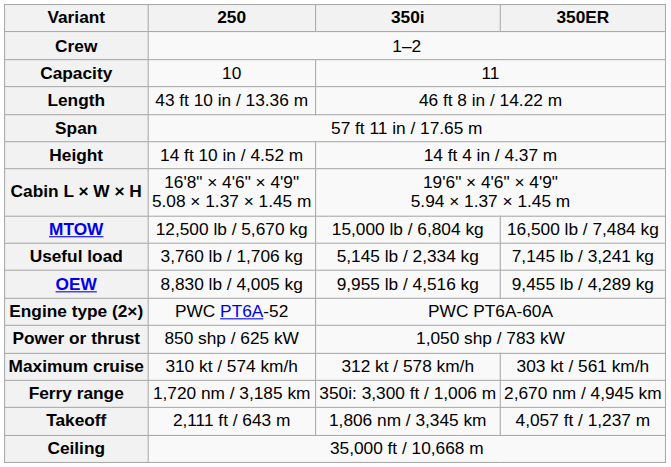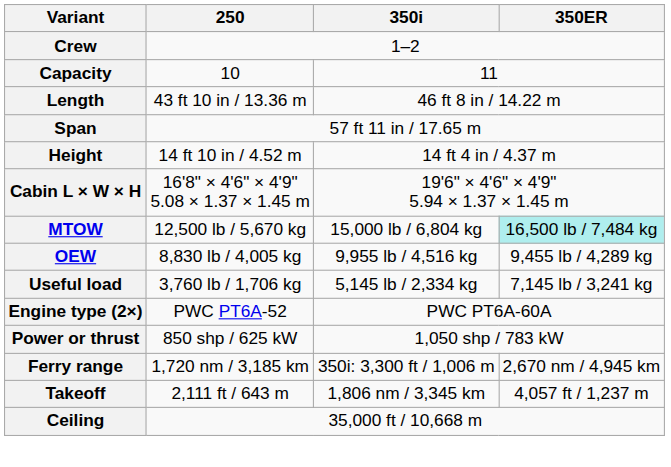(583, 229) no background -> (581, 229) paleturquoise background
rows swapped: (76, 284) <-> (76, 256)
- row: (76, 366)
